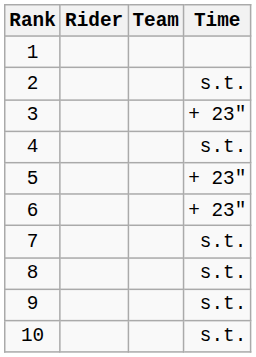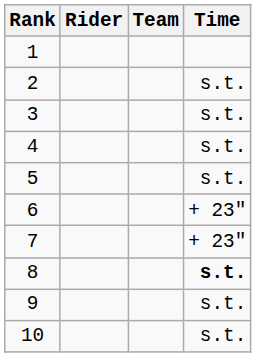(217, 115) + 23" -> (223, 115) s.t.
(217, 178) + 23" -> (223, 178) s.t.
(223, 242) s.t. -> (217, 242) + 23"
(223, 273) normal -> (223, 273) bold
